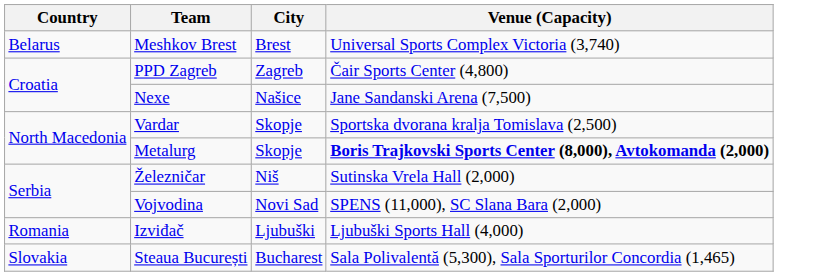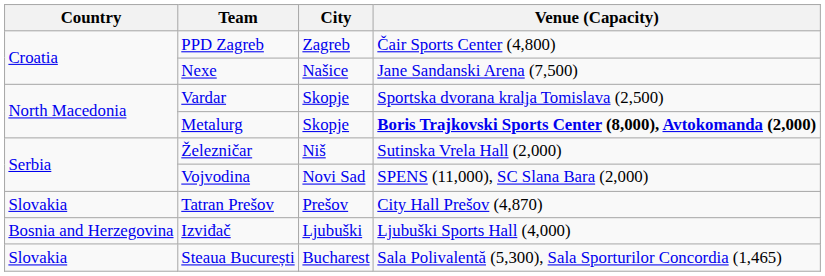- row: (185, 44)
+ row: (228, 204)
(39, 230) Romania -> (91, 230) Bosnia and Herzegovina
